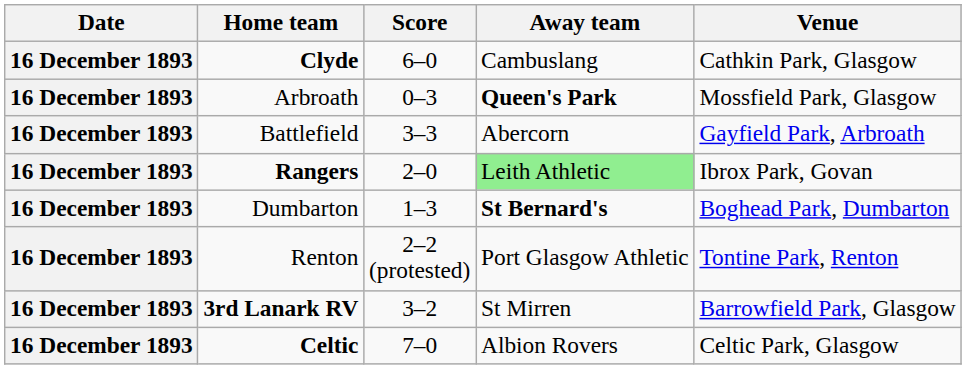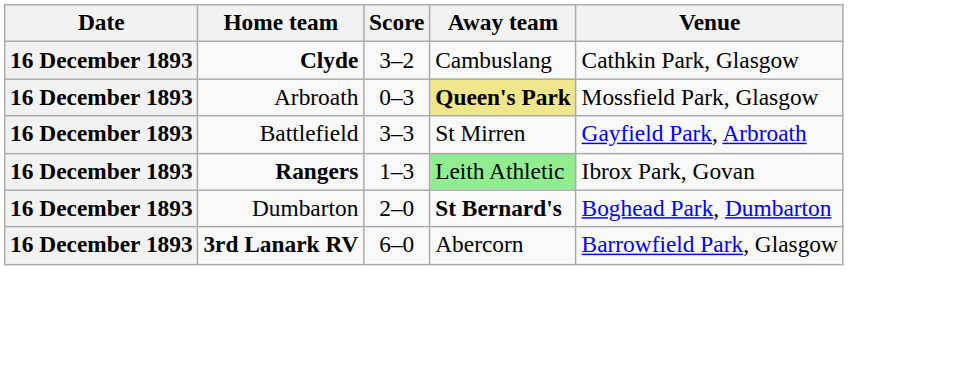(420, 60) 6–0 -> (397, 60) 3–2
(549, 97) no background -> (503, 97) khaki background
(525, 134) Abercorn -> (480, 134) St Mirren
(420, 171) 2–0 -> (397, 171) 1–3
(420, 208) 1–3 -> (397, 208) 2–0
- row: (325, 258)
(420, 308) 3–2 -> (397, 245) 6–0
(526, 308) St Mirren -> (479, 245) Abercorn
- row: (329, 345)
